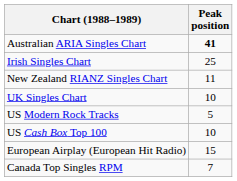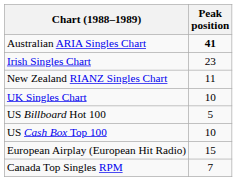(210, 61) 25 -> (210, 61) 23
+ row: (56, 114)
- row: (63, 114)
